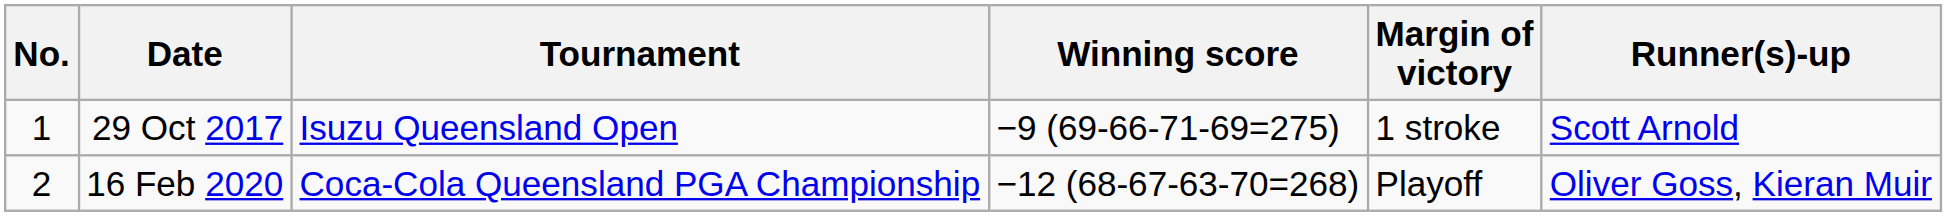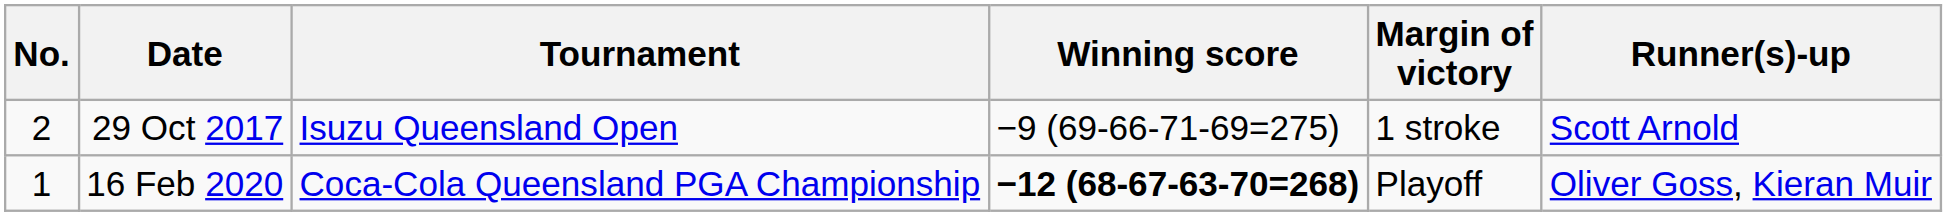(42, 128) 1 -> (42, 128) 2
(42, 184) 2 -> (42, 184) 1
(1178, 184) normal -> (1178, 184) bold
